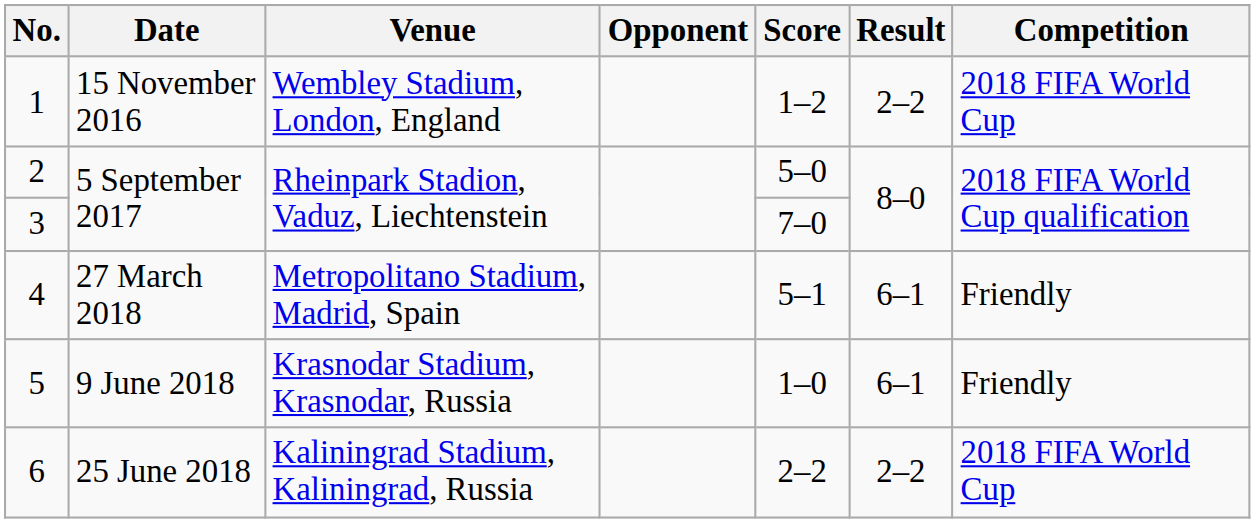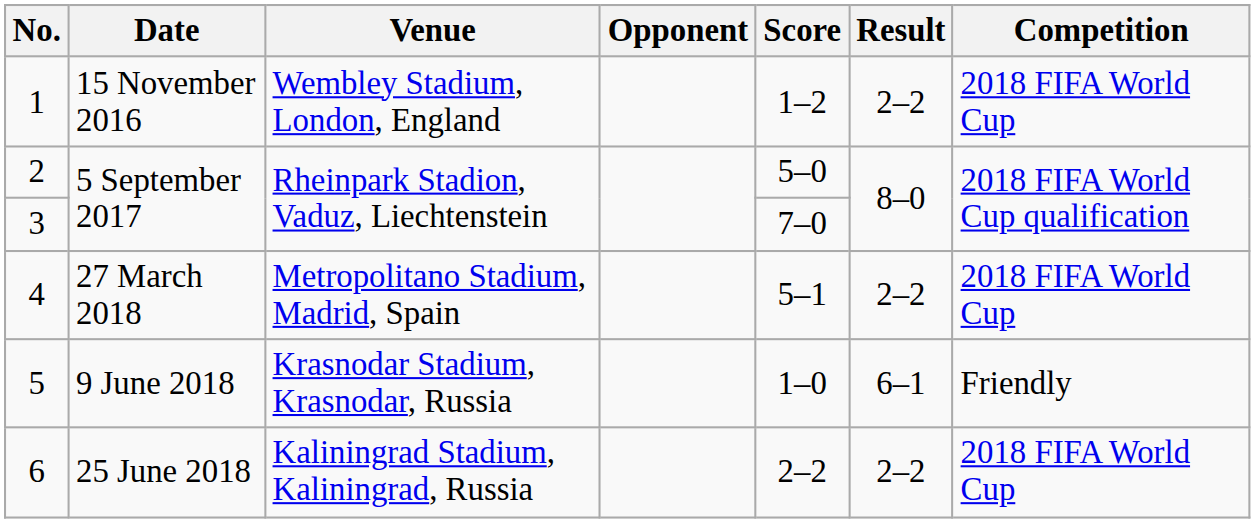(901, 293) 6–1 -> (901, 293) 2–2
(1016, 293) Friendly -> (1075, 293) 2018 FIFA World Cup
